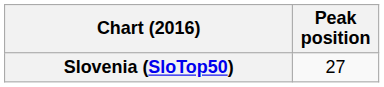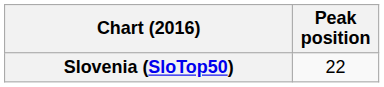(336, 67) 27 -> (336, 67) 22
